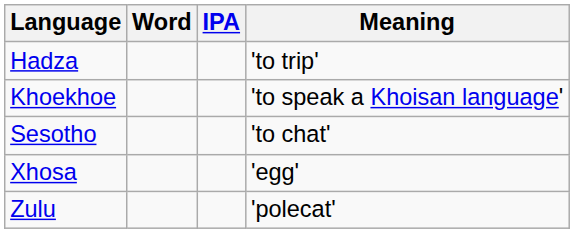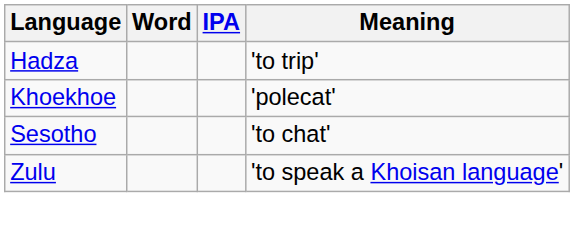(407, 97) 'to speak a Khoisan language' -> (293, 97) 'polecat'
- row: (44, 172)
(293, 209) 'polecat' -> (407, 172) 'to speak a Khoisan language'
